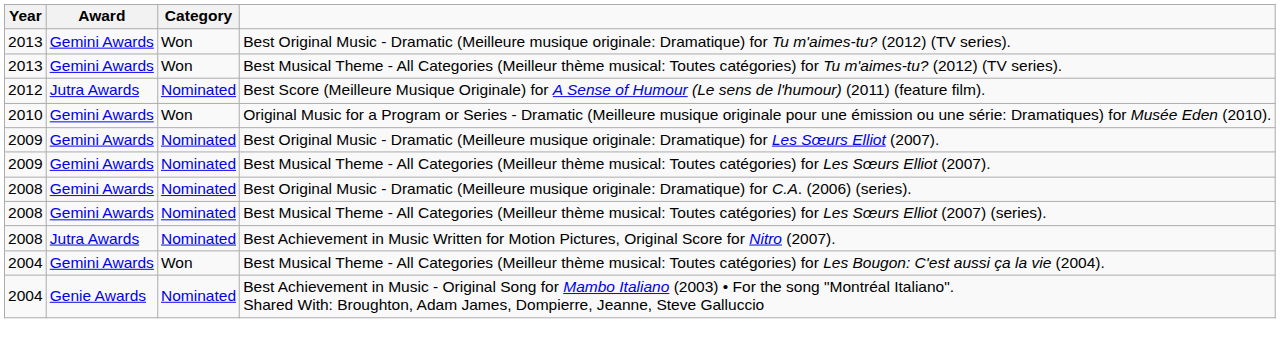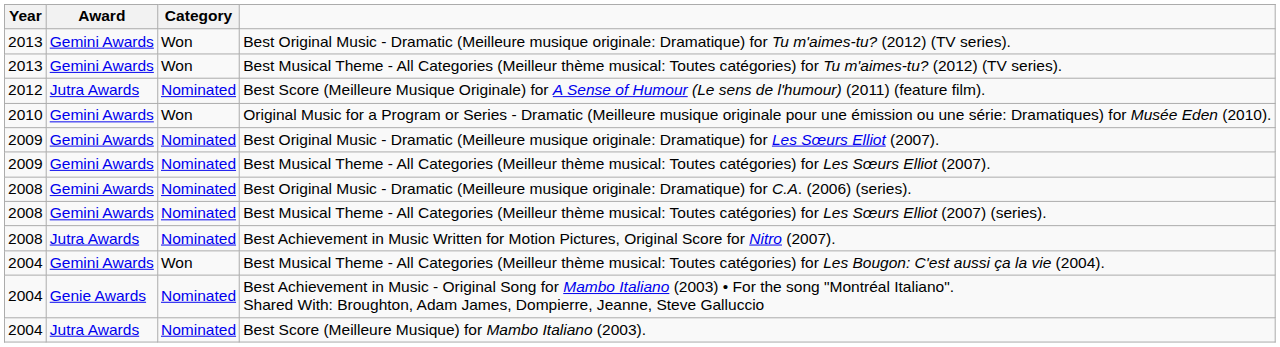+ row: (445, 329)
